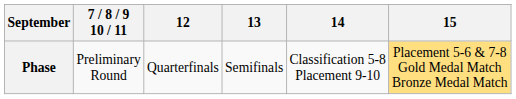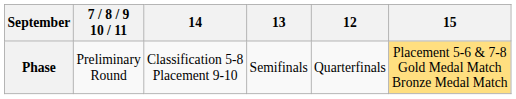columns swapped: (183, 22) <-> (338, 22)
